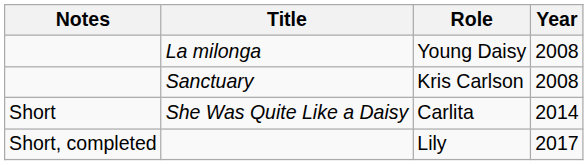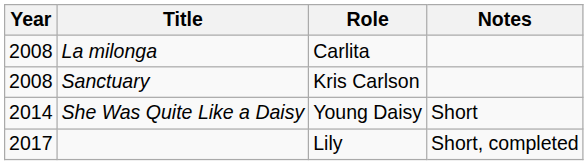columns swapped: (557, 19) <-> (83, 19)
(472, 50) Young Daisy -> (341, 50) Carlita
(446, 112) Carlita -> (368, 112) Young Daisy
